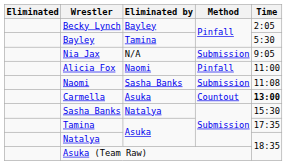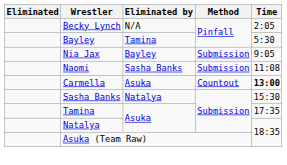(141, 26) Bayley -> (133, 26) N/A
(133, 54) N/A -> (141, 54) Bayley
- row: (89, 68)
